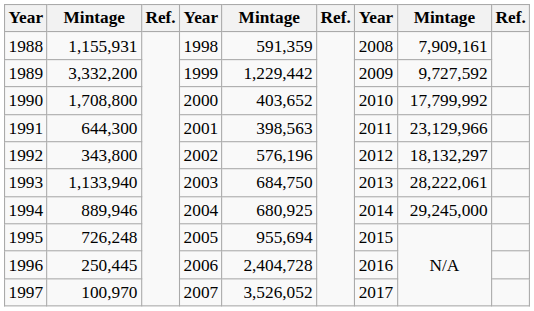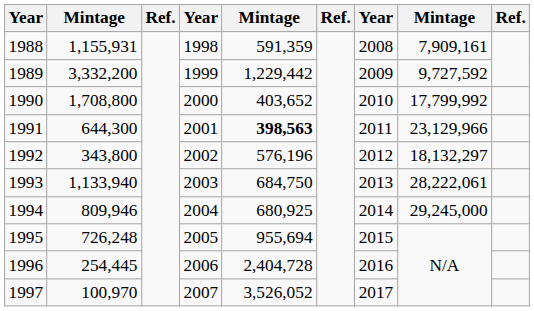(284, 127) normal -> (284, 127) bold
(109, 210) 889,946 -> (109, 210) 809,946
(109, 264) 250,445 -> (109, 264) 254,445
